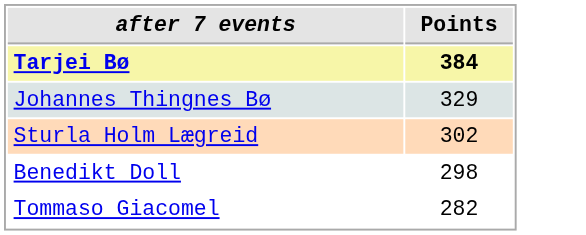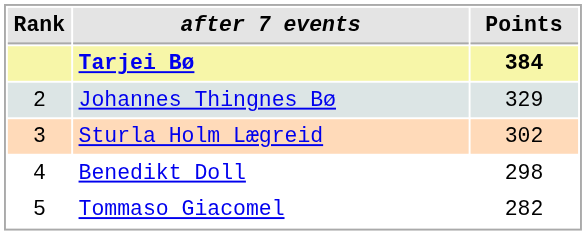+ column: (39, 25)
